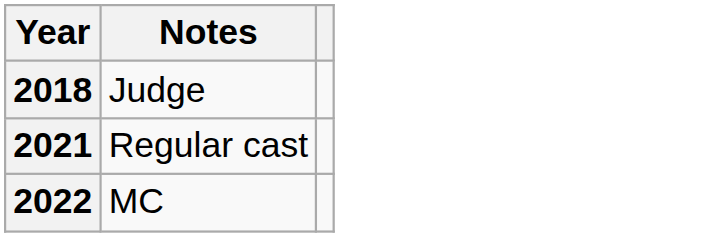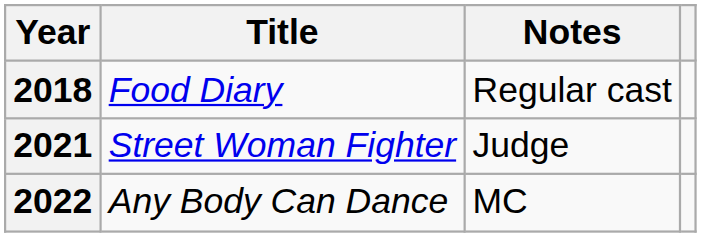+ column: (282, 32)
(157, 88) Judge -> (572, 88) Regular cast
(208, 145) Regular cast -> (521, 145) Judge
